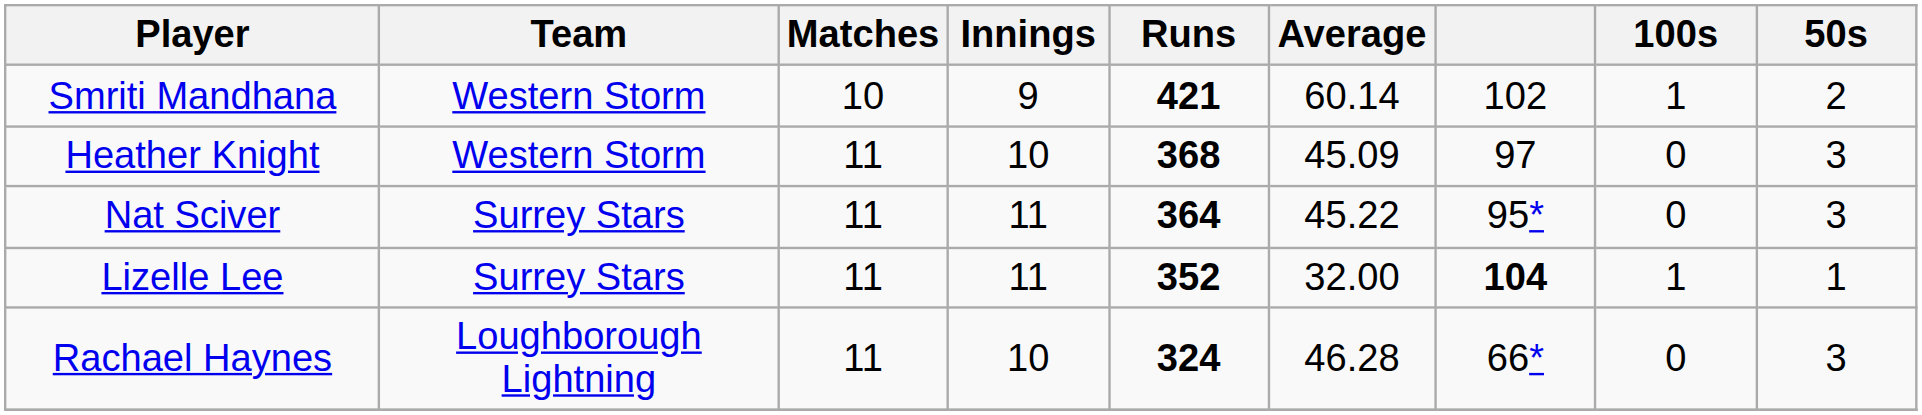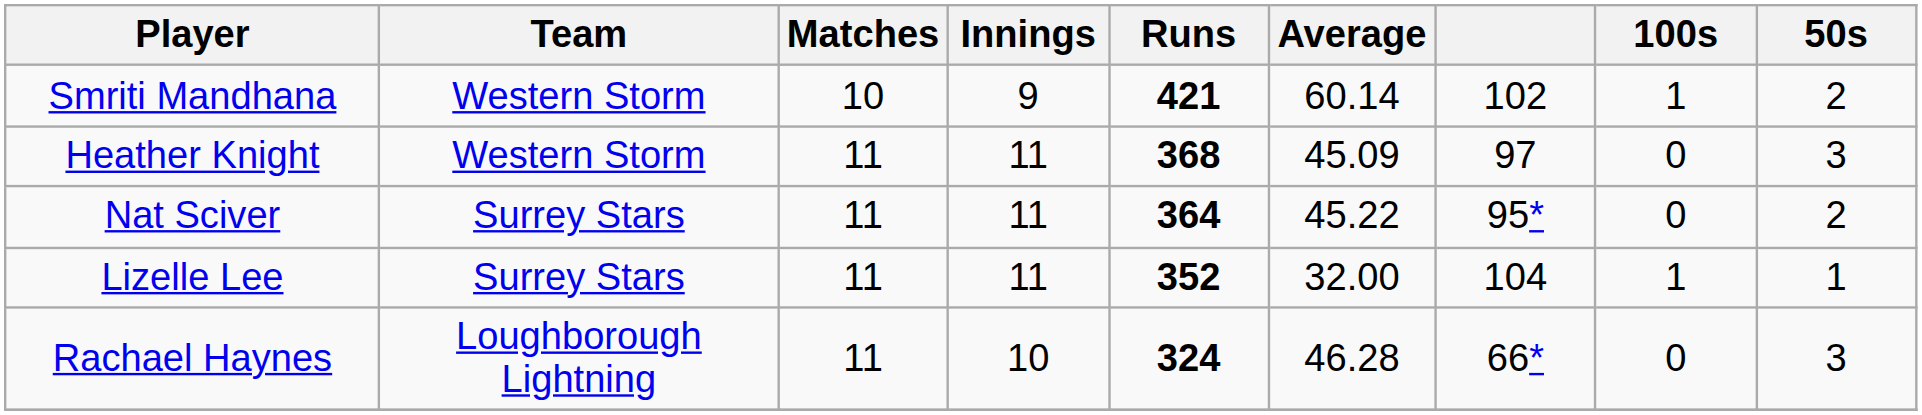(1028, 155) 10 -> (1028, 155) 11
(1836, 215) 3 -> (1836, 215) 2
(1515, 276) bold -> (1515, 276) normal
